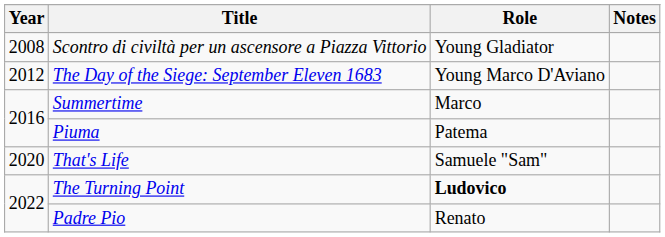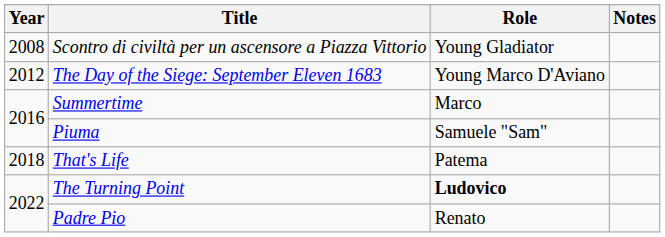(461, 132) Patema -> (491, 132) Samuele "Sam"
(27, 160) 2020 -> (27, 160) 2018
(491, 160) Samuele "Sam" -> (461, 160) Patema
